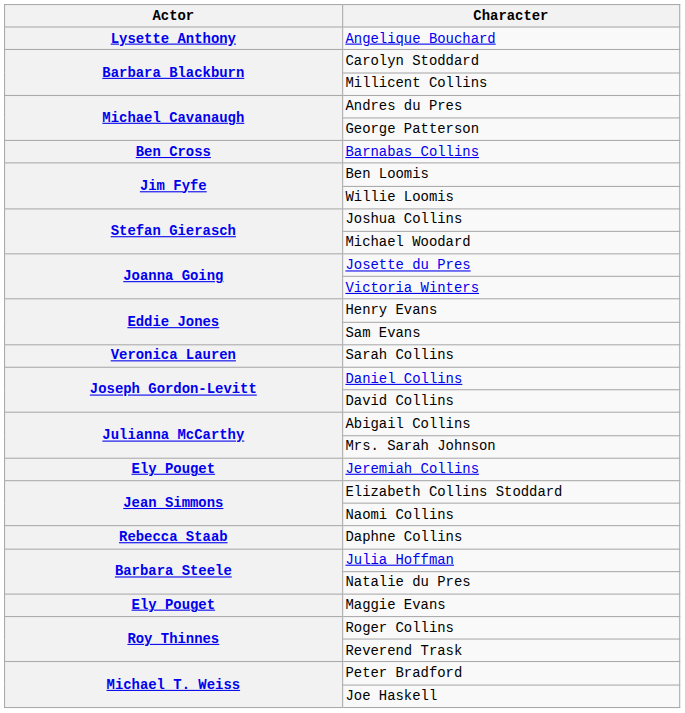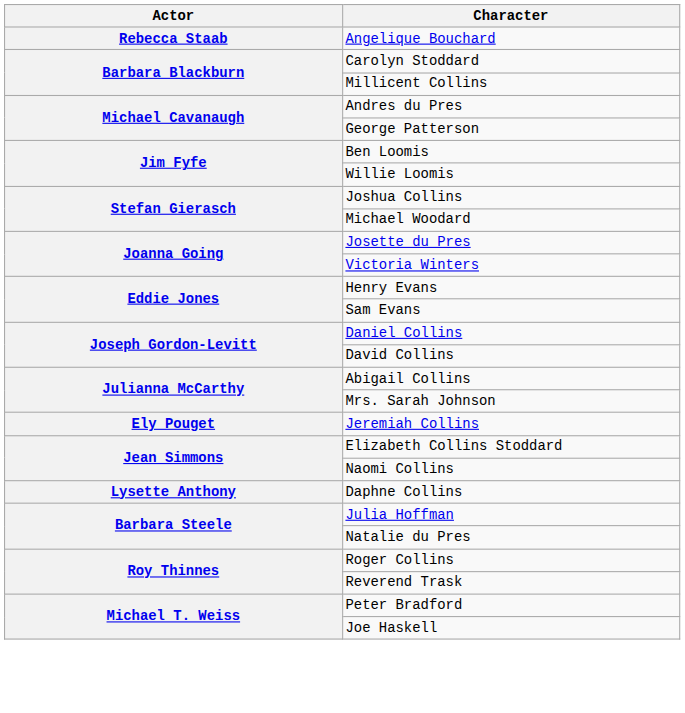(173, 39) Lysette Anthony -> (173, 39) Rebecca Staab
- row: (412, 152)
- row: (400, 356)
(173, 537) Rebecca Staab -> (173, 492) Lysette Anthony
- row: (396, 605)
